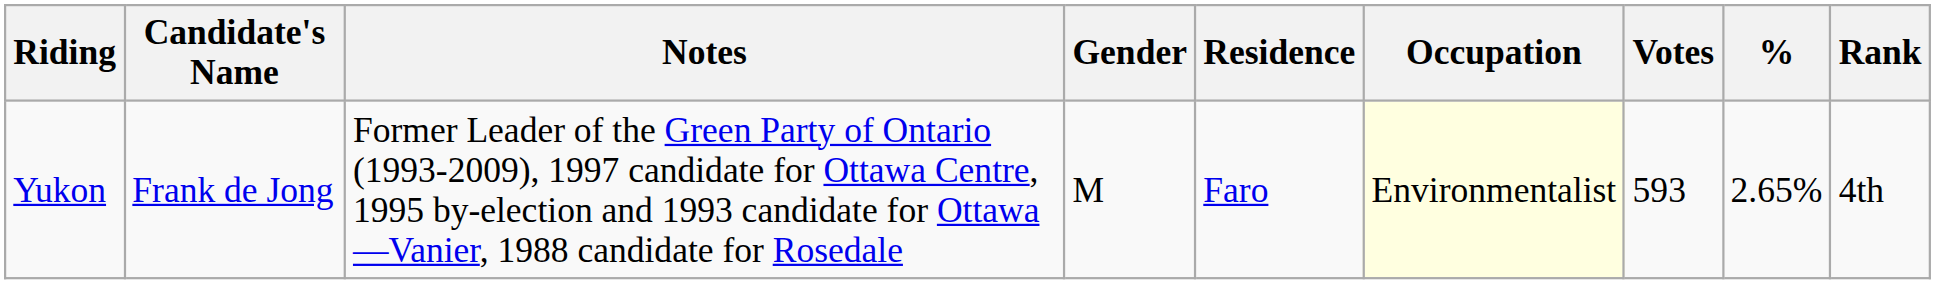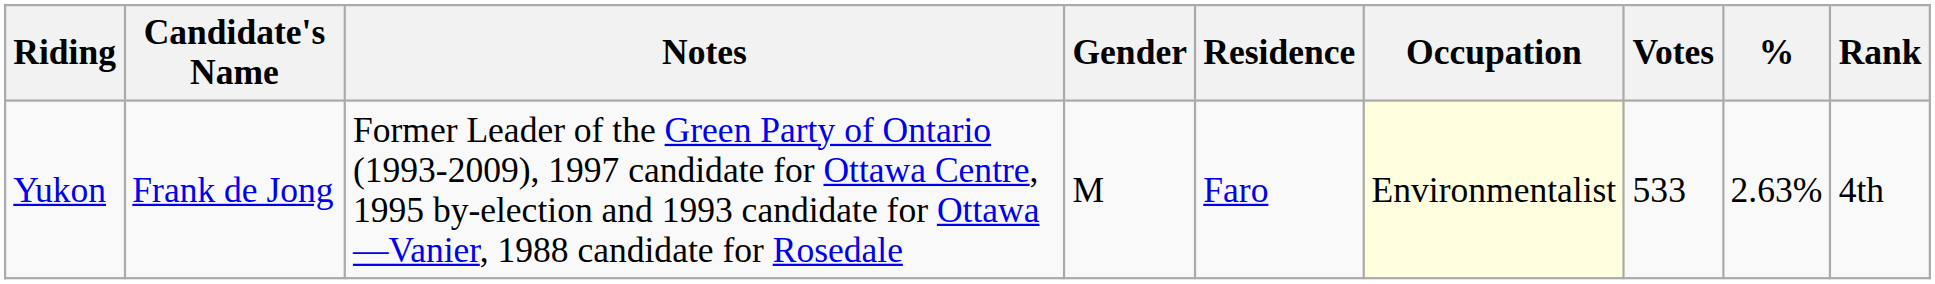(1659, 188) 593 -> (1659, 188) 533
(1776, 188) 2.65% -> (1776, 188) 2.63%
